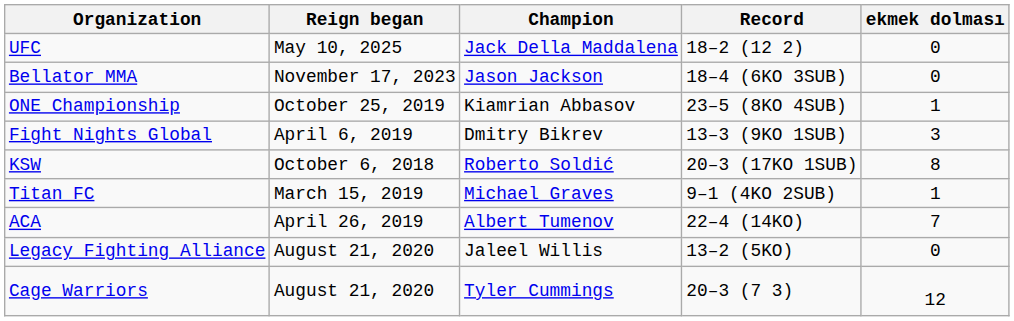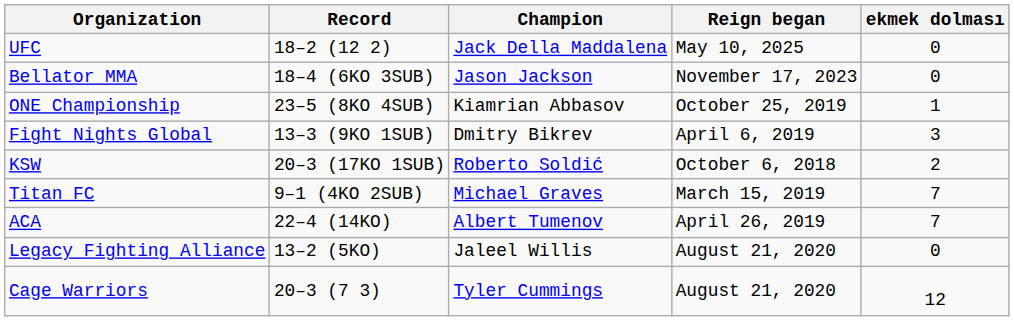columns swapped: (365, 19) <-> (772, 19)
(935, 164) 8 -> (935, 164) 2
(935, 193) 1 -> (935, 193) 7
